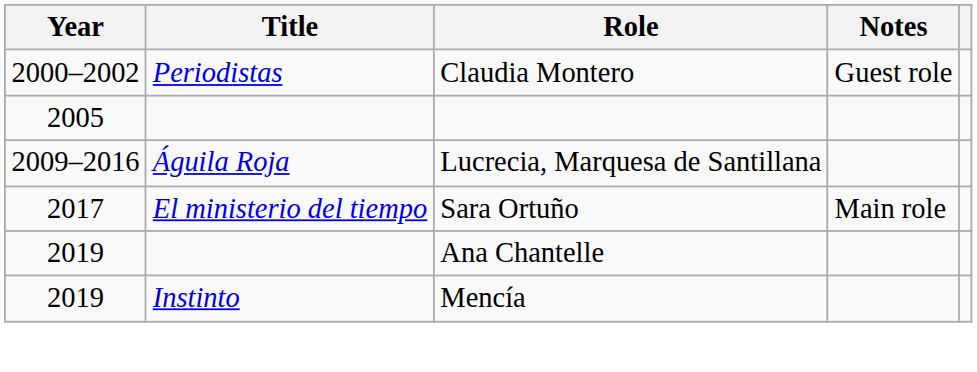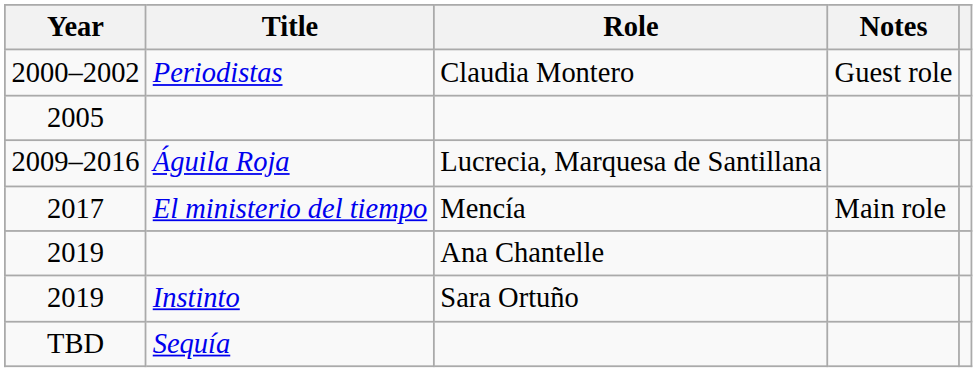(510, 207) Sara Ortuño -> (483, 207) Mencía
(483, 298) Mencía -> (510, 298) Sara Ortuño
+ row: (76, 343)
